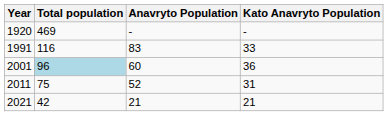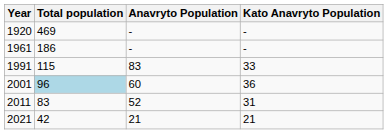+ row: (19, 48)
(46, 48) 116 -> (46, 66) 115
(43, 84) 75 -> (43, 102) 83
